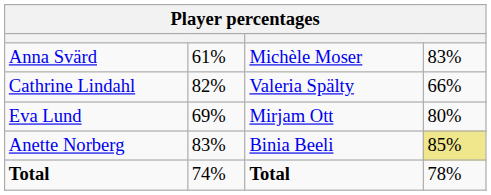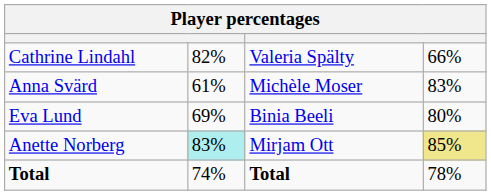rows swapped: (53, 57) <-> (72, 86)
(291, 116) Mirjam Ott -> (291, 116) Binia Beeli
(209, 145) no background -> (209, 145) paleturquoise background
(291, 145) Binia Beeli -> (291, 145) Mirjam Ott
